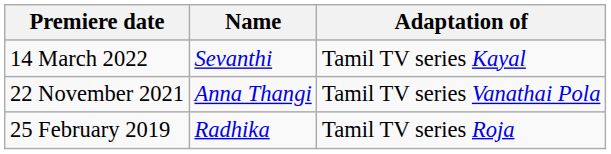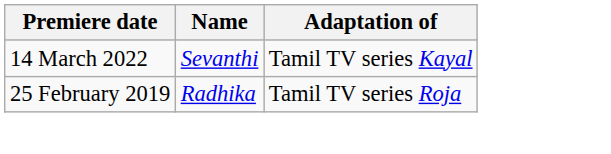- row: (97, 93)
